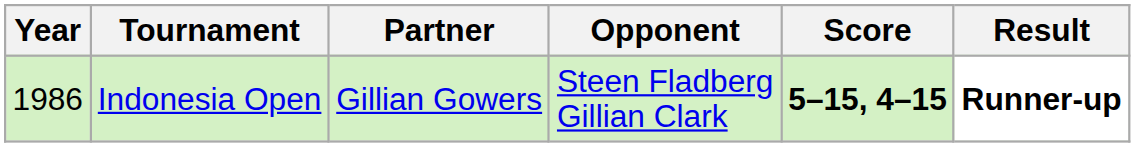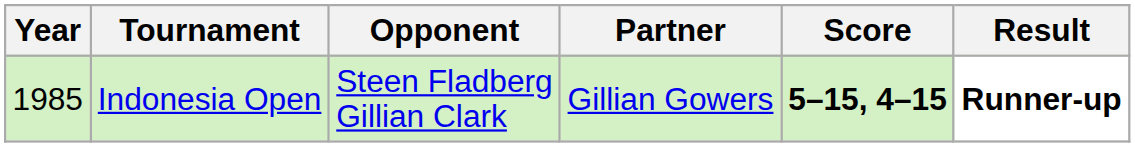columns swapped: (439, 31) <-> (665, 31)
(48, 98) 1986 -> (48, 98) 1985
